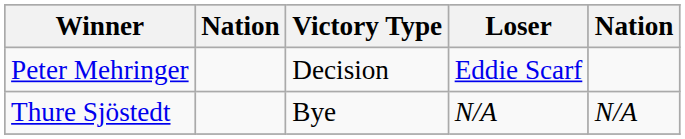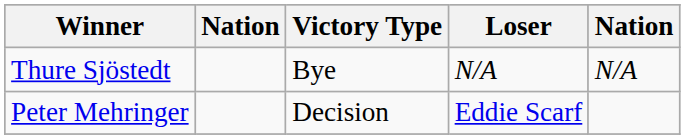rows swapped: (100, 69) <-> (91, 112)
